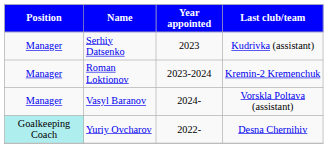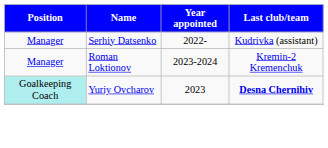(189, 46) 2023 -> (195, 40) 2022-
- row: (116, 101)
(189, 129) 2022- -> (195, 90) 2023
(273, 129) normal -> (276, 90) bold
